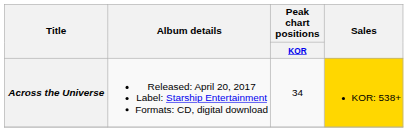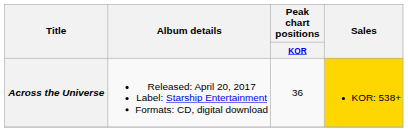(297, 92) 34 -> (297, 92) 36
